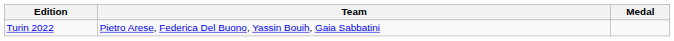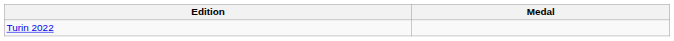- column: (354, 12)
